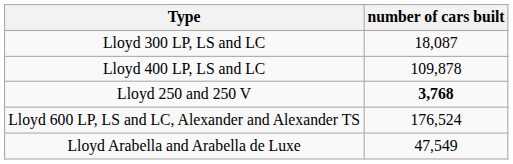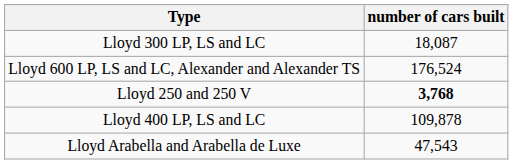rows swapped: (184, 68) <-> (184, 119)
(436, 145) 47,549 -> (436, 145) 47,543
